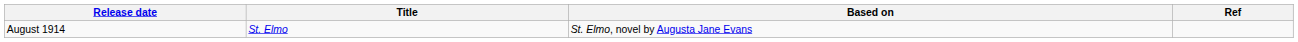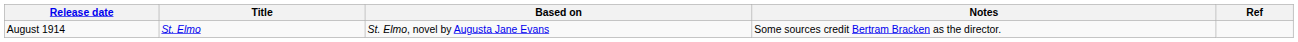+ column: (984, 12)
